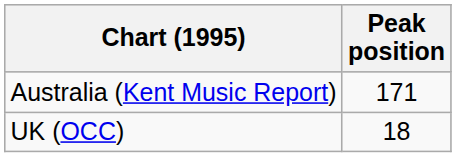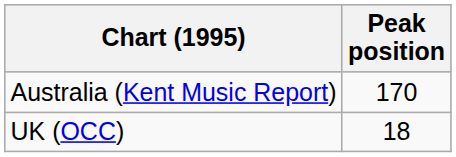(397, 91) 171 -> (397, 91) 170
